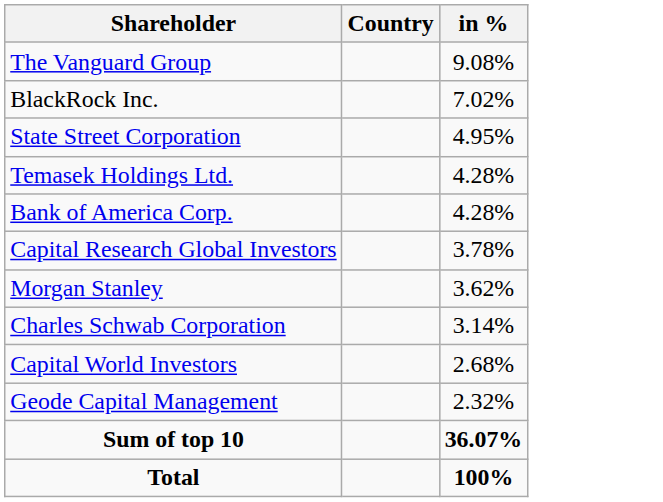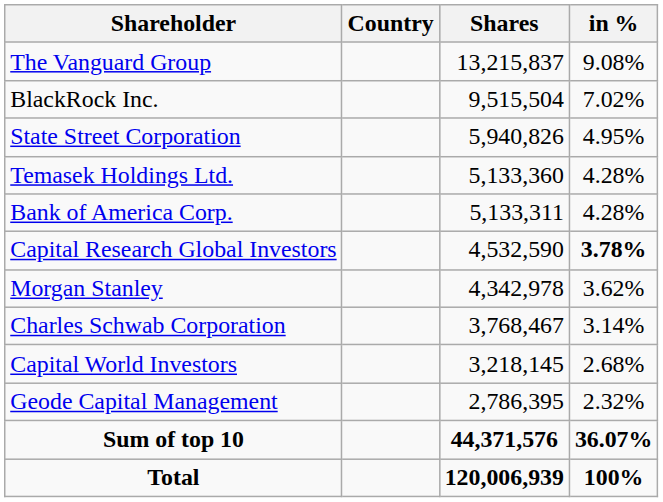+ column: (504, 23)
(483, 250) normal -> (614, 250) bold
